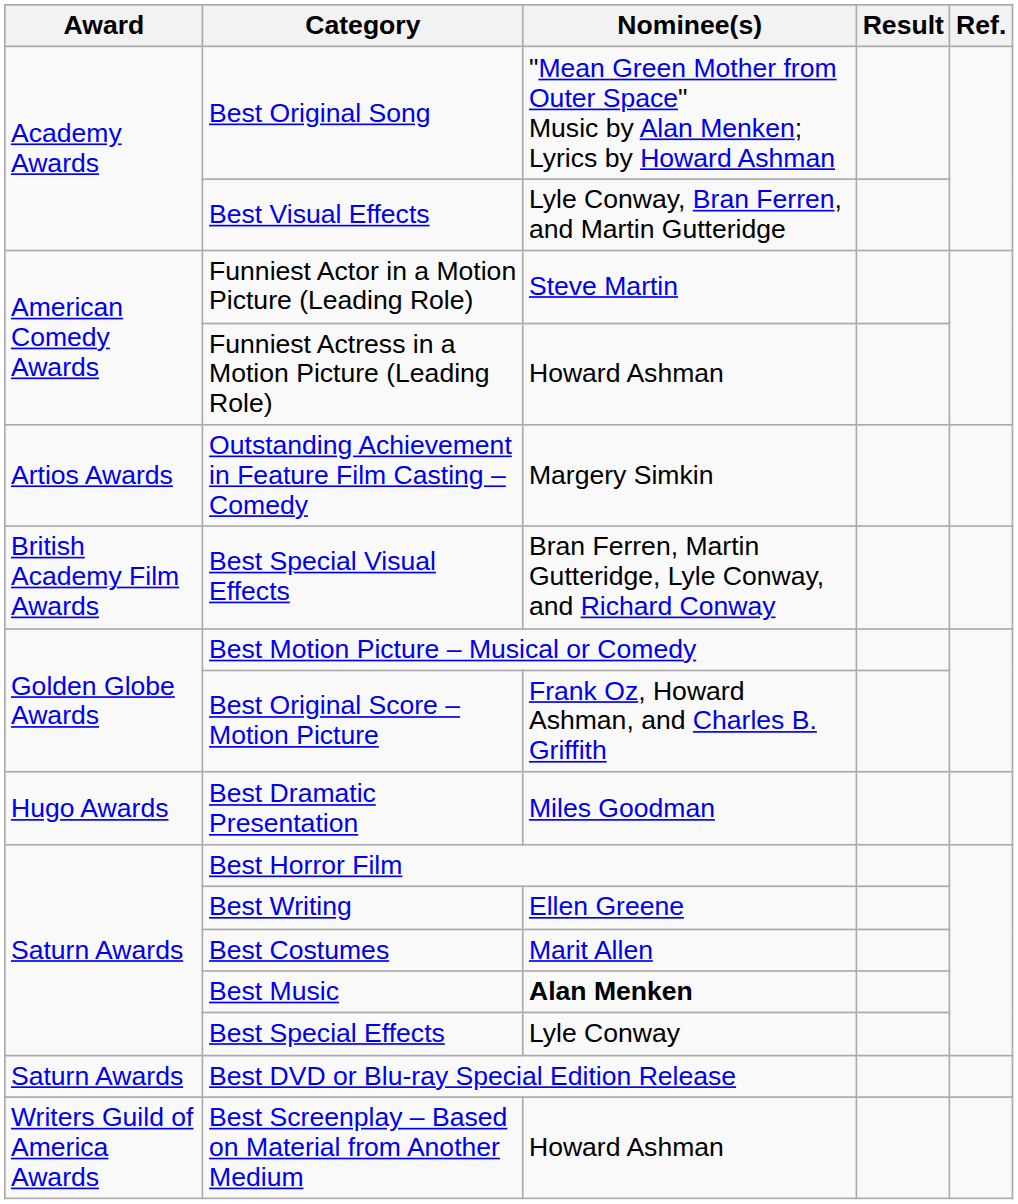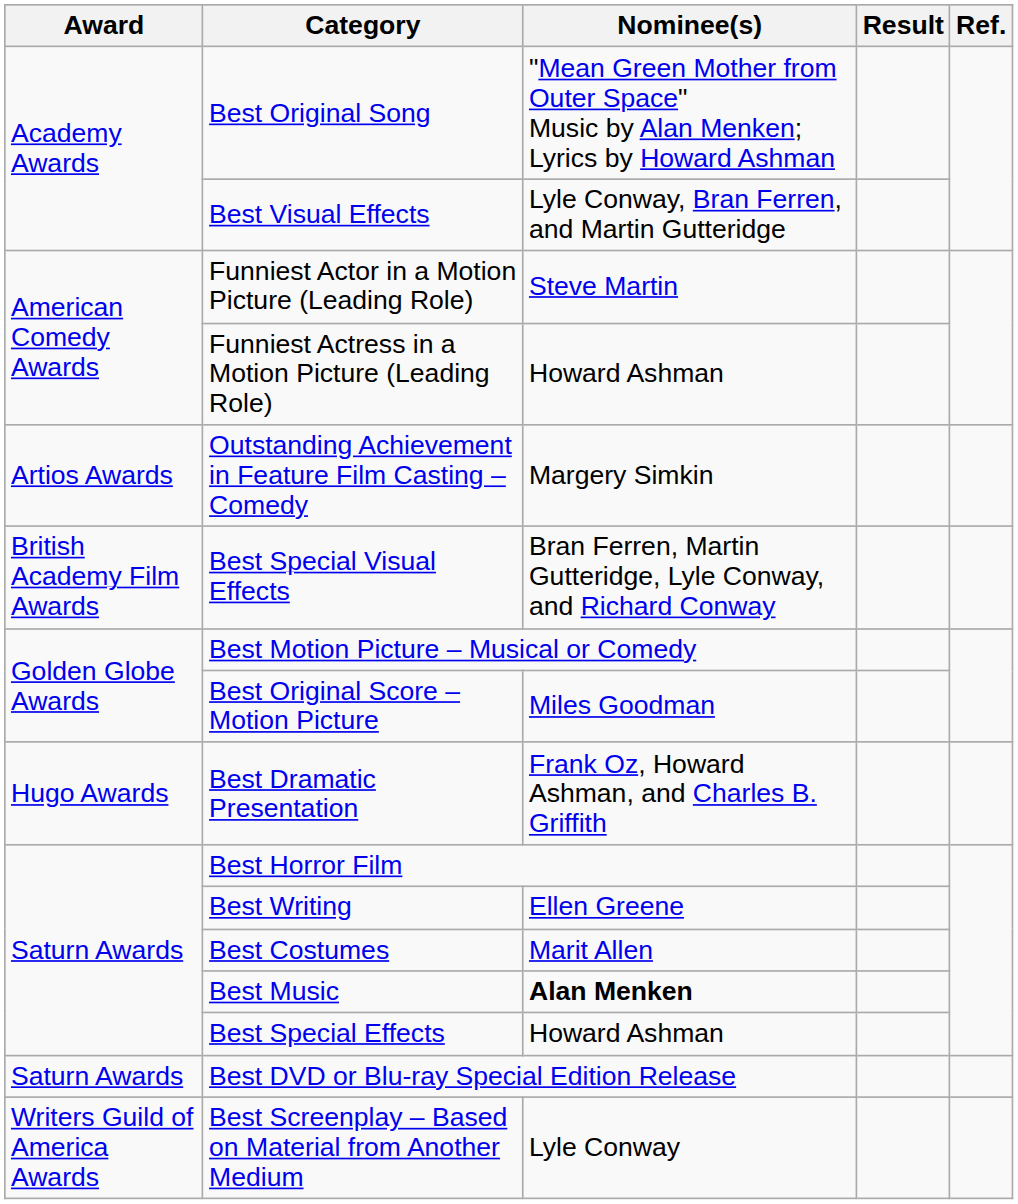(673, 721) Frank Oz, Howard Ashman, and Charles B. Griffith -> (622, 706) Miles Goodman
(622, 808) Miles Goodman -> (673, 793) Frank Oz, Howard Ashman, and Charles B. Griffith
(604, 1033) Lyle Conway -> (626, 1033) Howard Ashman
(626, 1147) Howard Ashman -> (604, 1147) Lyle Conway
